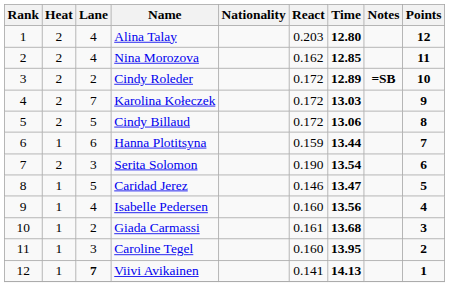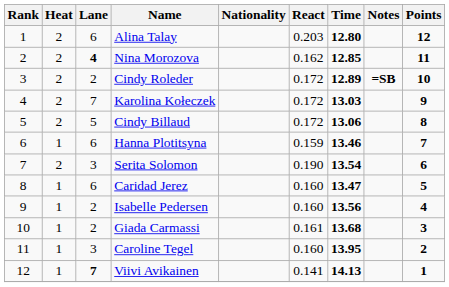(93, 36) 4 -> (93, 36) 6
(93, 57) normal -> (93, 57) bold
(346, 143) 13.44 -> (346, 143) 13.46
(93, 185) 5 -> (93, 185) 6
(308, 185) 0.146 -> (308, 185) 0.160
(93, 206) 4 -> (93, 206) 2
